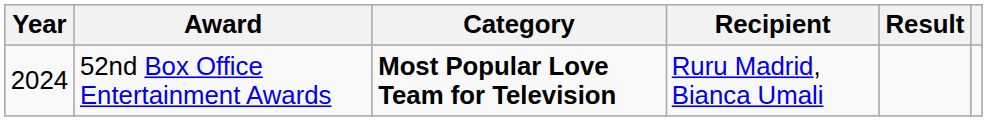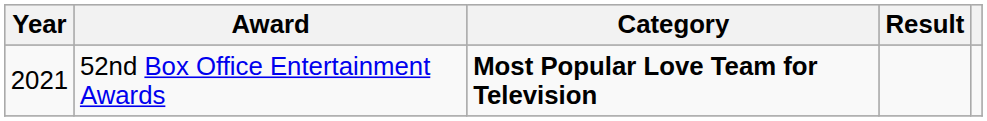- column: (773, 24)
(39, 80) 2024 -> (39, 80) 2021
